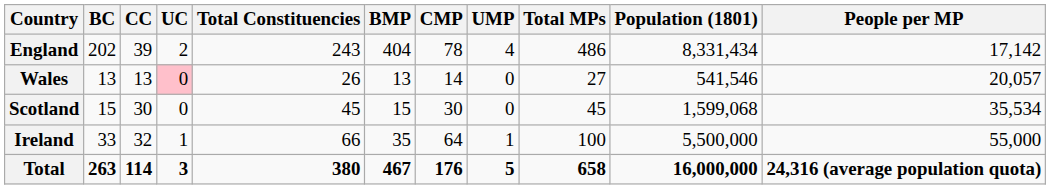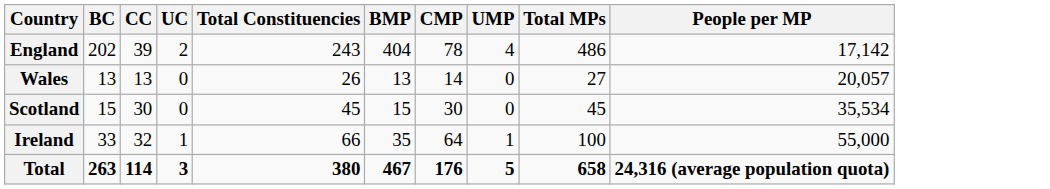- column: (686, 19)
(184, 79) pink background -> (184, 79) no background
